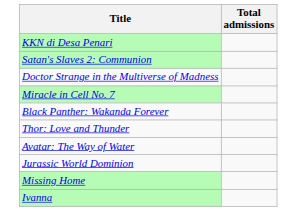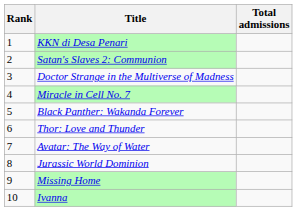+ column: (20, 19)
